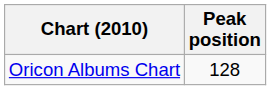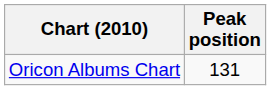(225, 69) 128 -> (225, 69) 131
